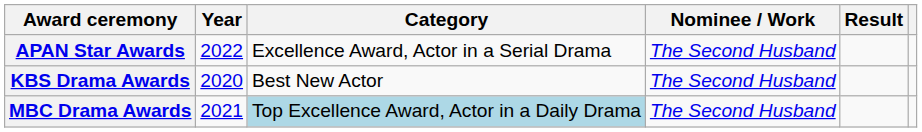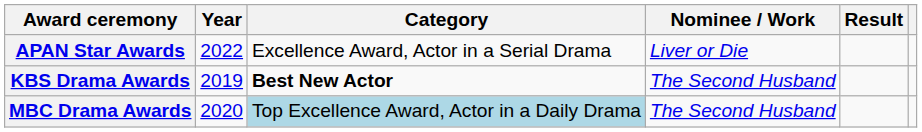(743, 50) The Second Husband -> (699, 50) Liver or Die
(222, 80) 2020 -> (222, 80) 2019
(318, 80) normal -> (322, 80) bold
(222, 111) 2021 -> (222, 111) 2020
